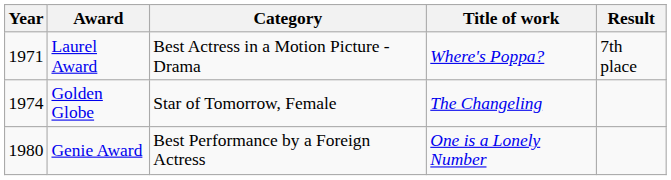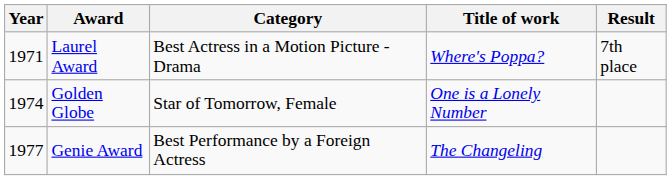(486, 103) The Changeling -> (485, 103) One is a Lonely Number
(26, 150) 1980 -> (26, 150) 1977
(485, 150) One is a Lonely Number -> (486, 150) The Changeling
